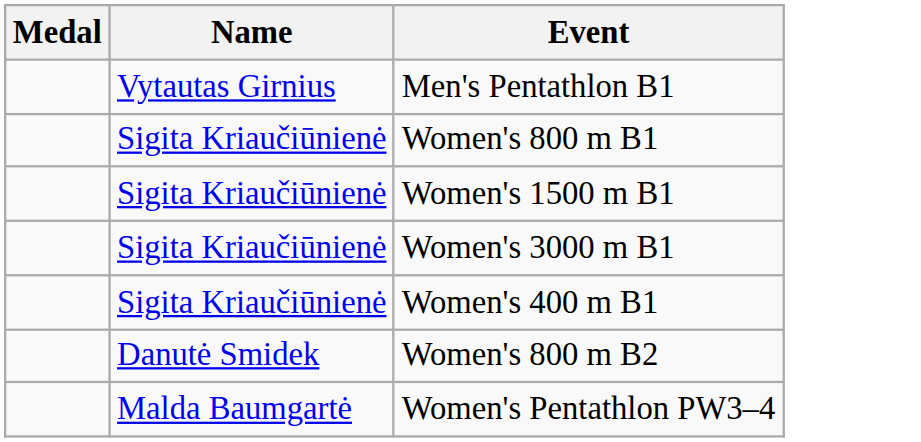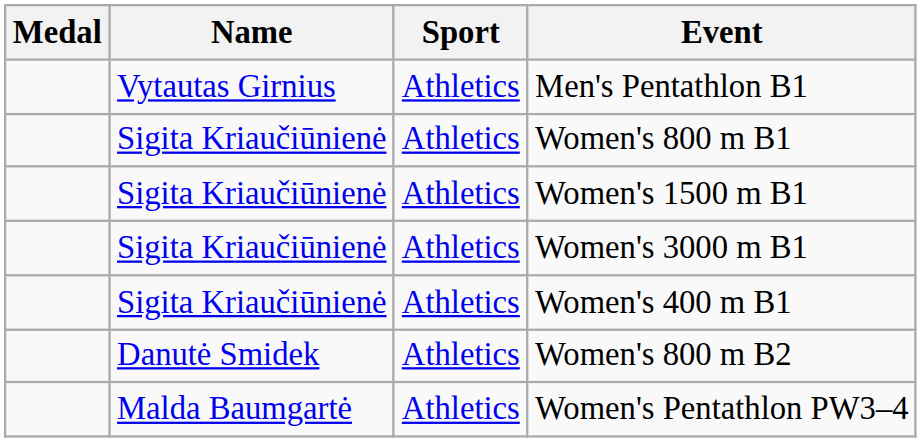+ column: (461, 31)
